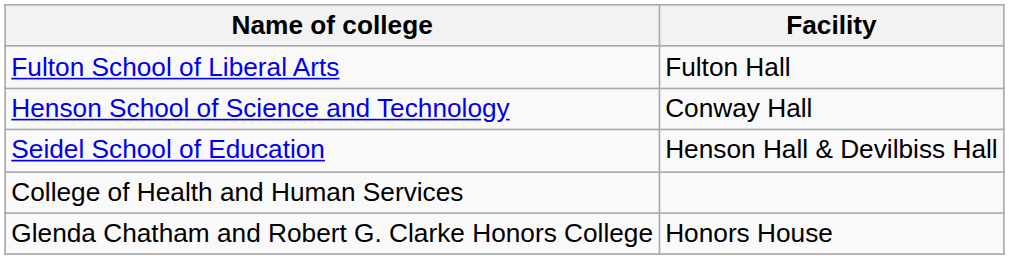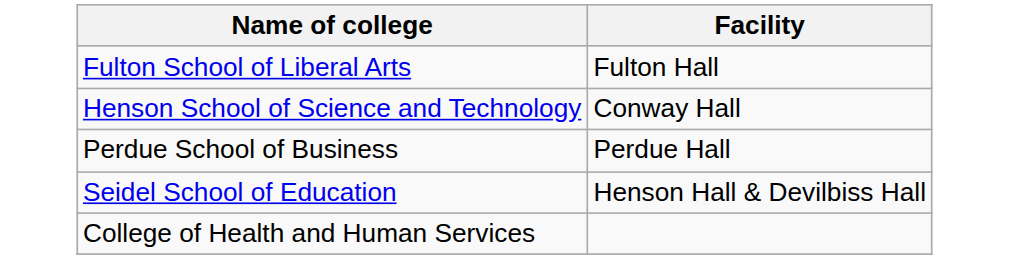+ row: (240, 150)
- row: (332, 233)
